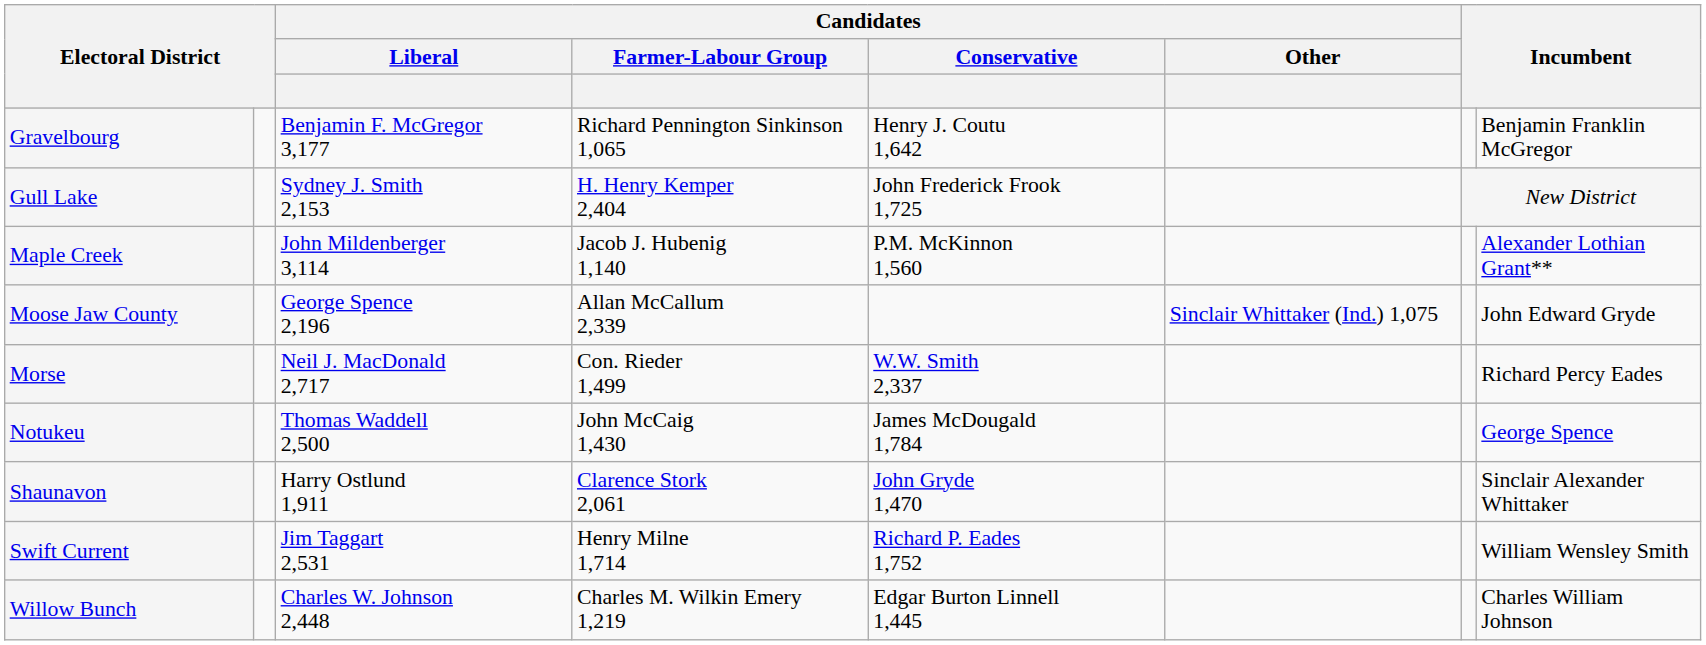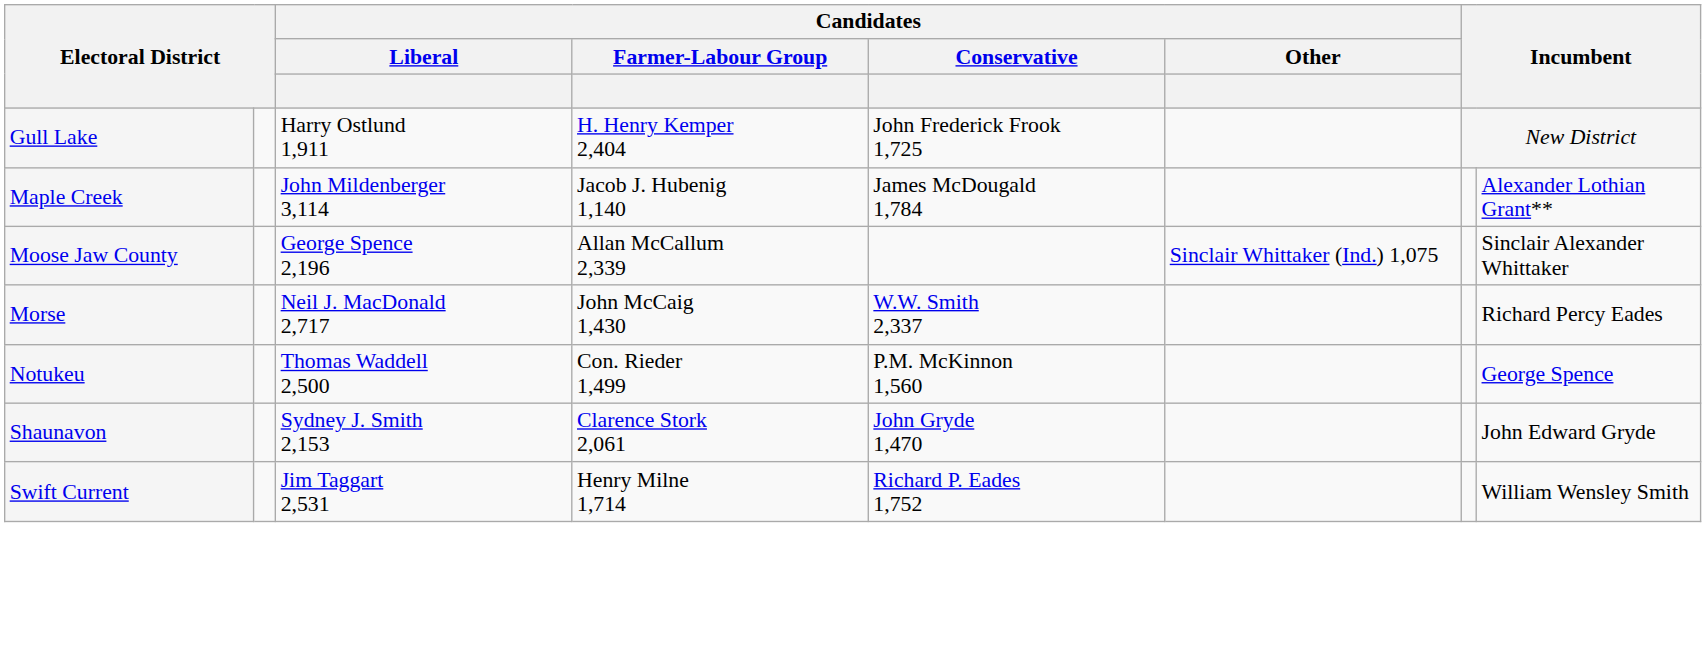- row: (64, 137)
(352, 196) Sydney J. Smith 2,153 -> (343, 137) Harry Ostlund 1,911
(943, 255) P.M. McKinnon 1,560 -> (955, 196) James McDougald 1,784
(1568, 314) John Edward Gryde -> (1563, 255) Sinclair Alexander Whittaker
(630, 373) Con. Rieder 1,499 -> (635, 314) John McCaig 1,430
(635, 432) John McCaig 1,430 -> (630, 373) Con. Rieder 1,499
(955, 432) James McDougald 1,784 -> (943, 373) P.M. McKinnon 1,560
(343, 491) Harry Ostlund 1,911 -> (352, 432) Sydney J. Smith 2,153
(1563, 491) Sinclair Alexander Whittaker -> (1569, 432) John Edward Gryde
- row: (73, 609)
